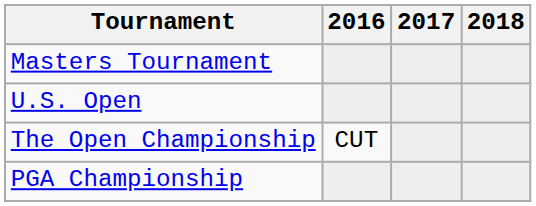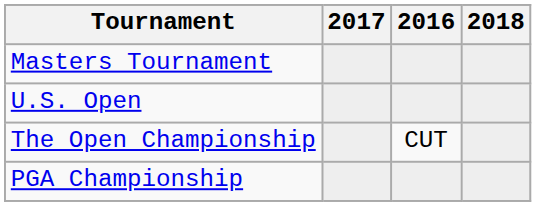columns swapped: (356, 25) <-> (426, 25)
